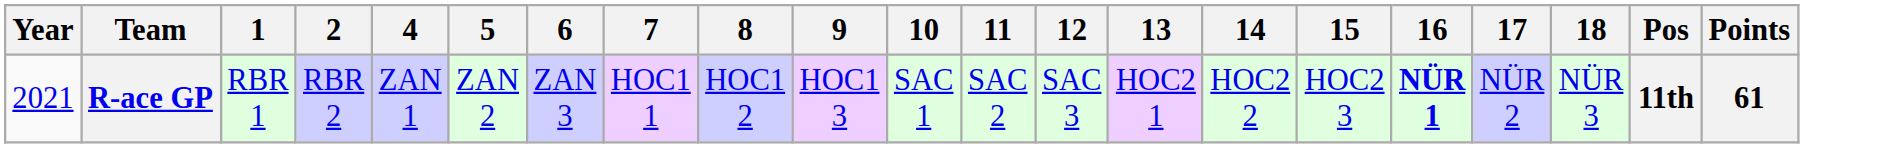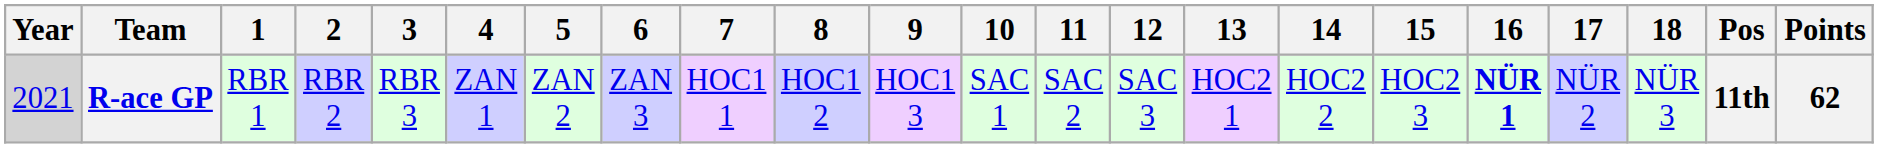+ column: (409, 29)
(43, 97) no background -> (43, 97) lightgrey background
(1749, 97) 61 -> (1825, 97) 62
